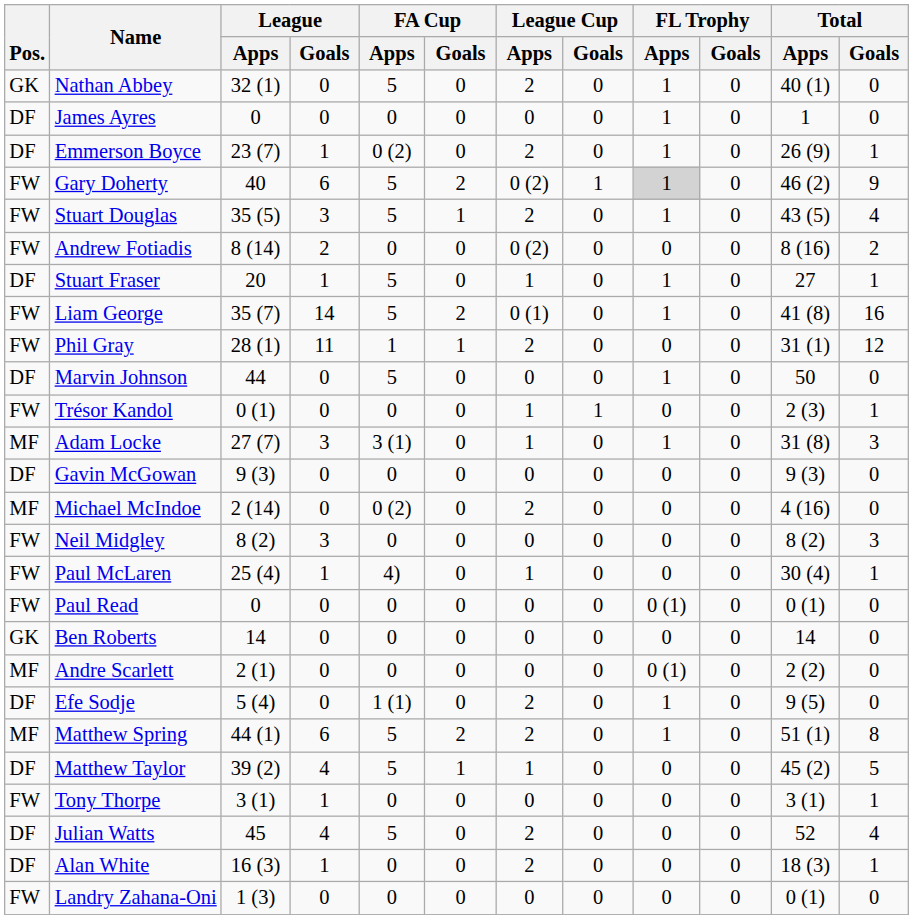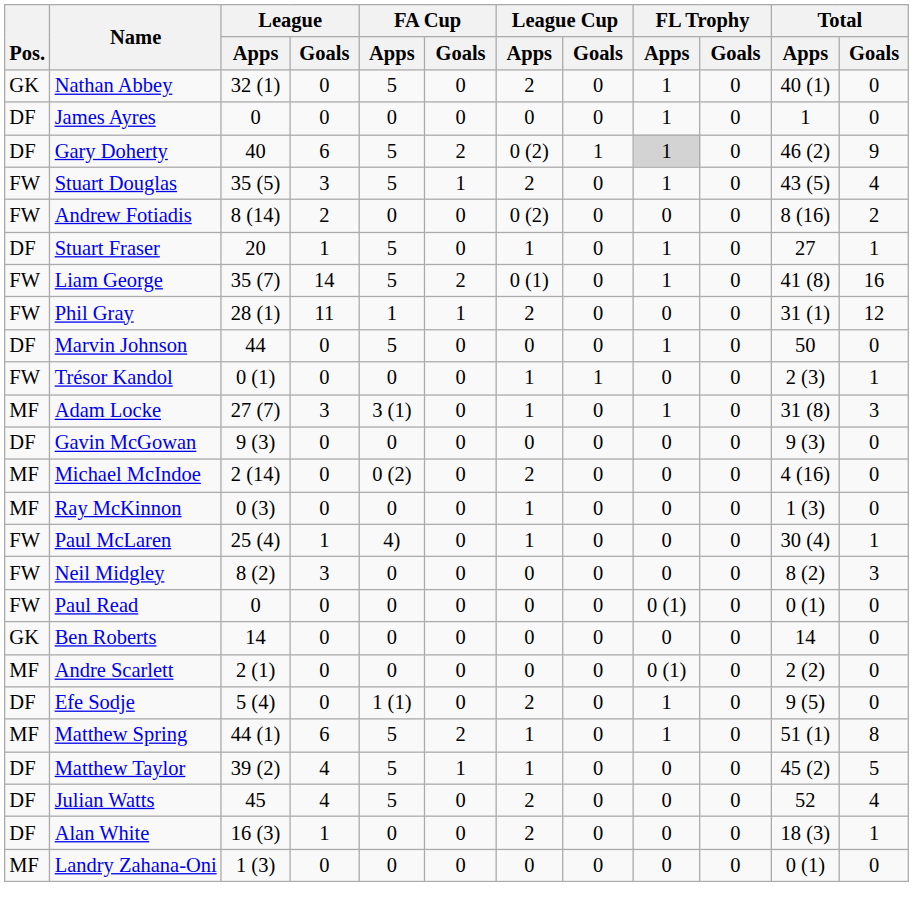- row: (128, 150)
(25, 183) FW -> (22, 150) DF
+ row: (118, 507)
rows swapped: (113, 572) <-> (110, 540)
(529, 735) 2 -> (529, 735) 1
- row: (107, 800)
(25, 897) FW -> (24, 865) MF
